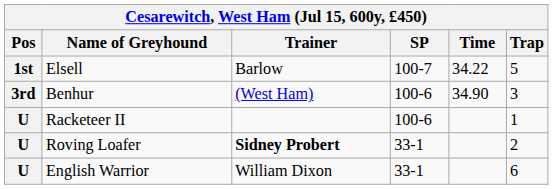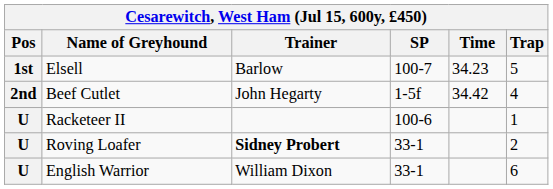(470, 68) 34.22 -> (470, 68) 34.23
+ row: (83, 94)
- row: (70, 94)
